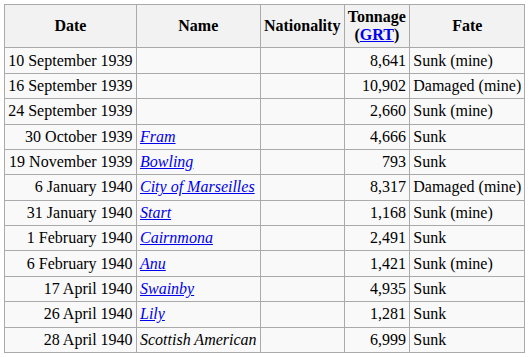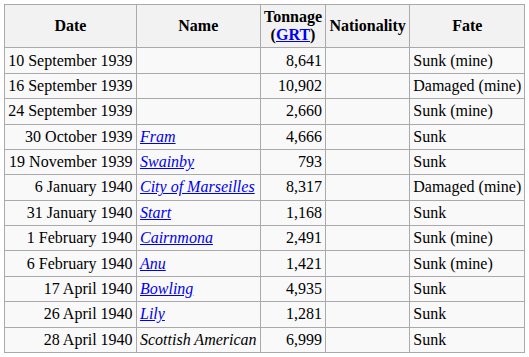columns swapped: (302, 26) <-> (377, 26)
(167, 162) Bowling -> (167, 162) Swainby
(453, 212) Sunk (mine) -> (430, 212) Sunk
(430, 238) Sunk -> (453, 238) Sunk (mine)
(167, 288) Swainby -> (167, 288) Bowling
